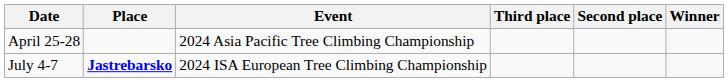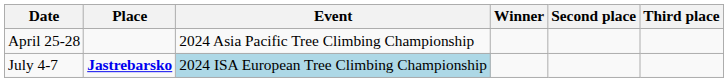columns swapped: (695, 16) <-> (532, 16)
(333, 65) no background -> (333, 65) lightblue background
